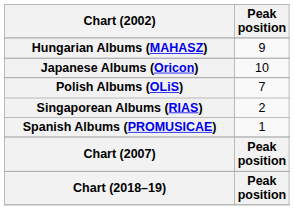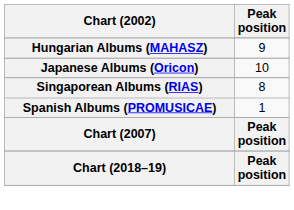- row: (120, 87)
(262, 107) 2 -> (262, 87) 8
